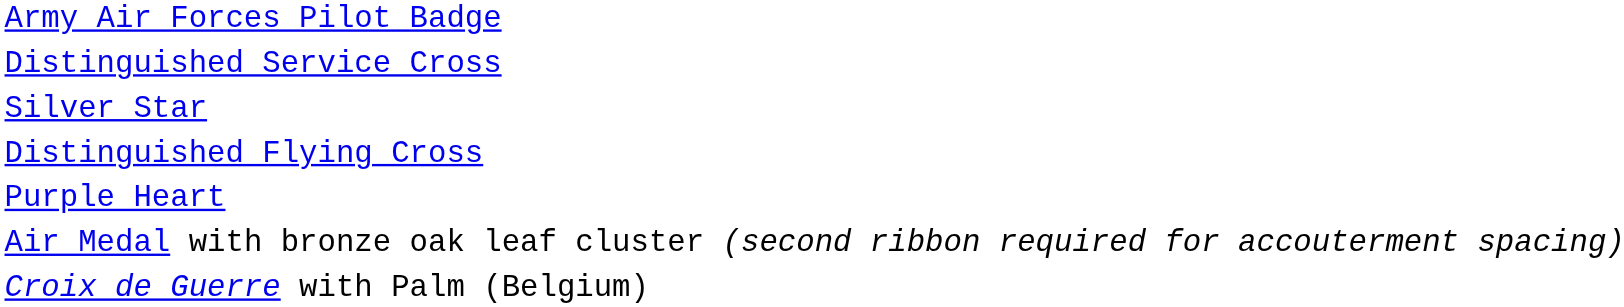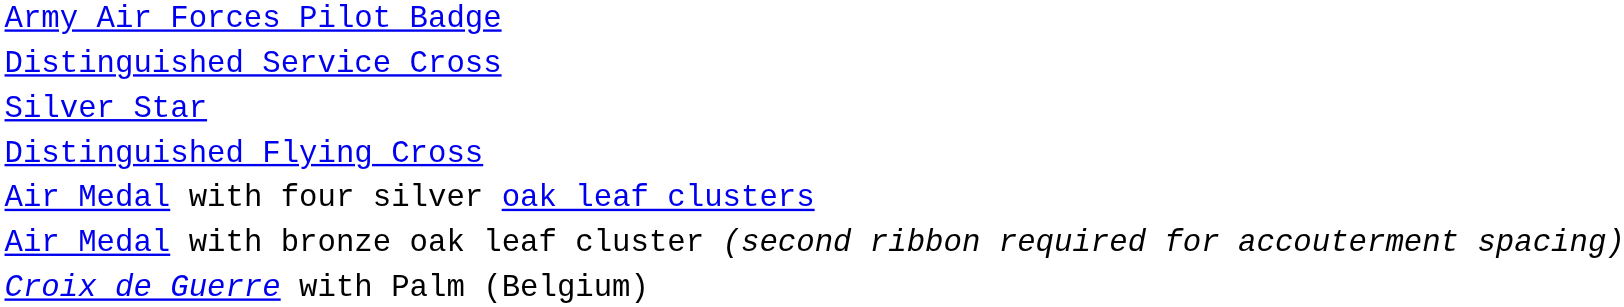- row: (115, 198)
+ row: (410, 198)
